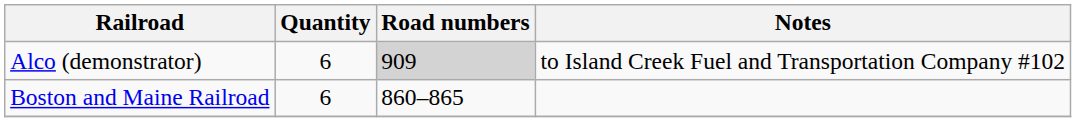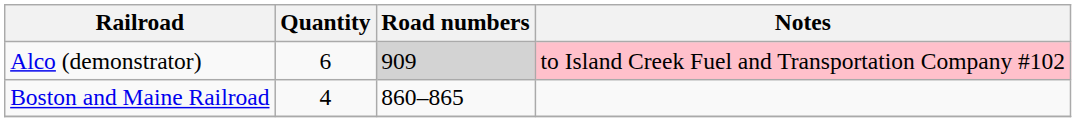(803, 60) no background -> (803, 60) pink background
(325, 97) 6 -> (325, 97) 4
